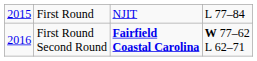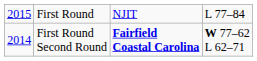(19, 39) 2016 -> (19, 39) 2014
